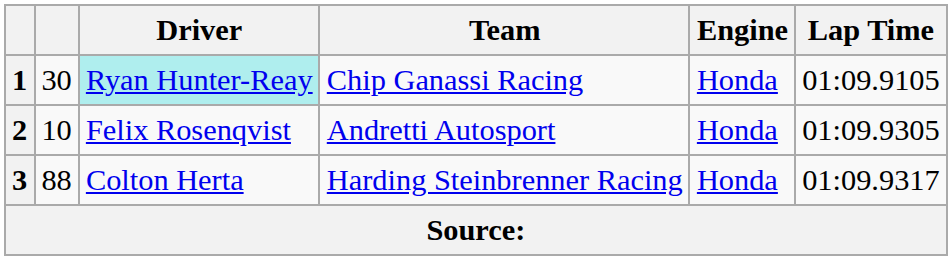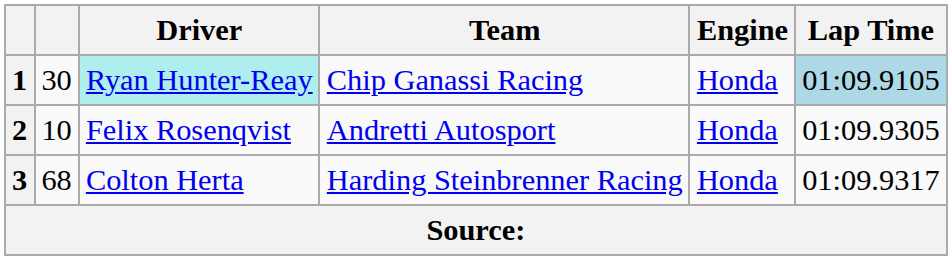(871, 79) no background -> (871, 79) lightblue background
(57, 180) 88 -> (57, 180) 68
